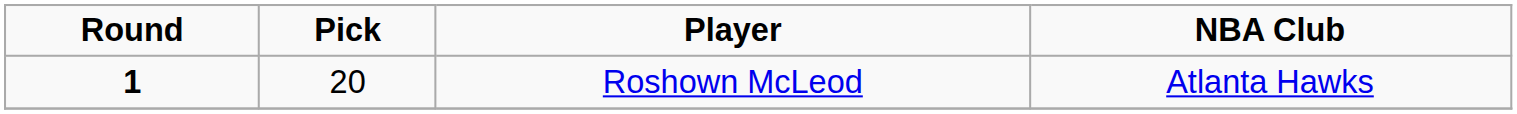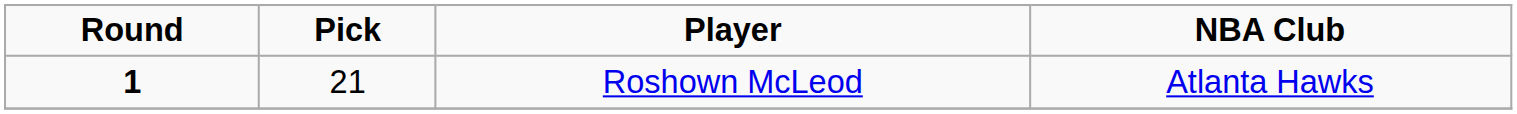(348, 81) 20 -> (348, 81) 21
